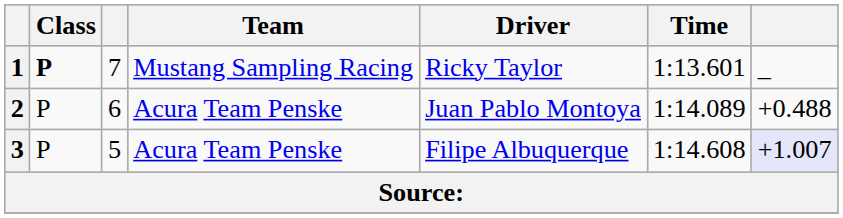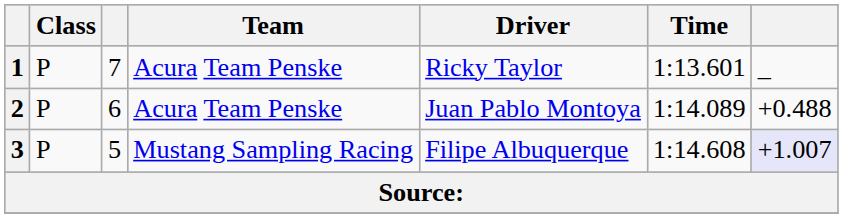(44, 66) bold -> (43, 66) normal
(273, 66) Mustang Sampling Racing -> (238, 66) Acura Team Penske
(238, 150) Acura Team Penske -> (273, 150) Mustang Sampling Racing
